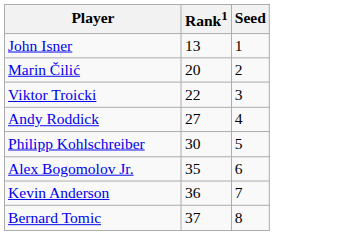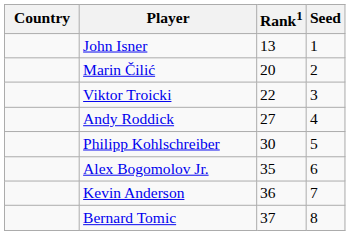+ column: (42, 18)
